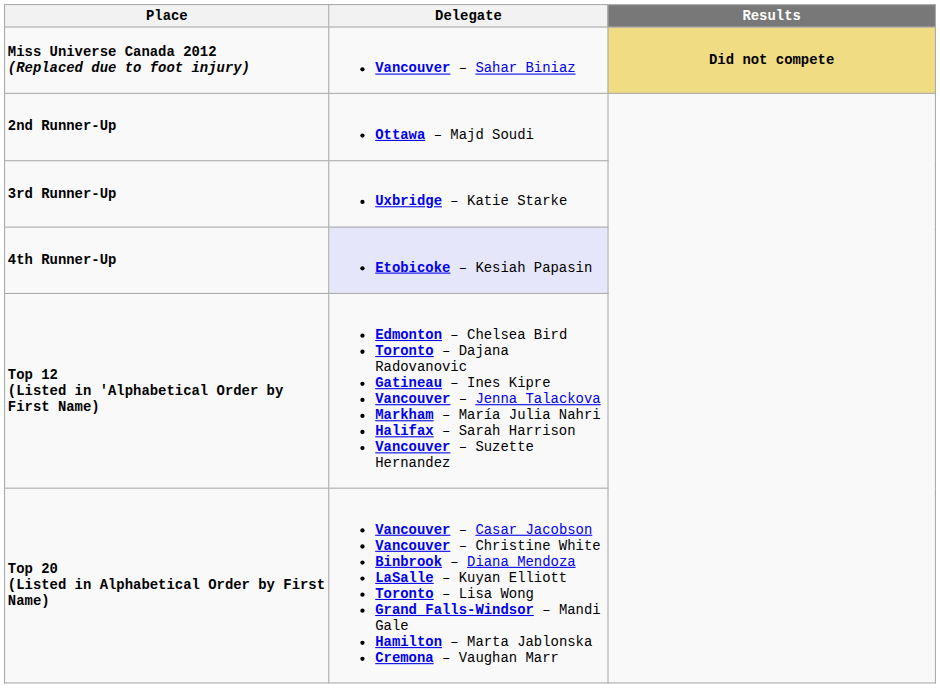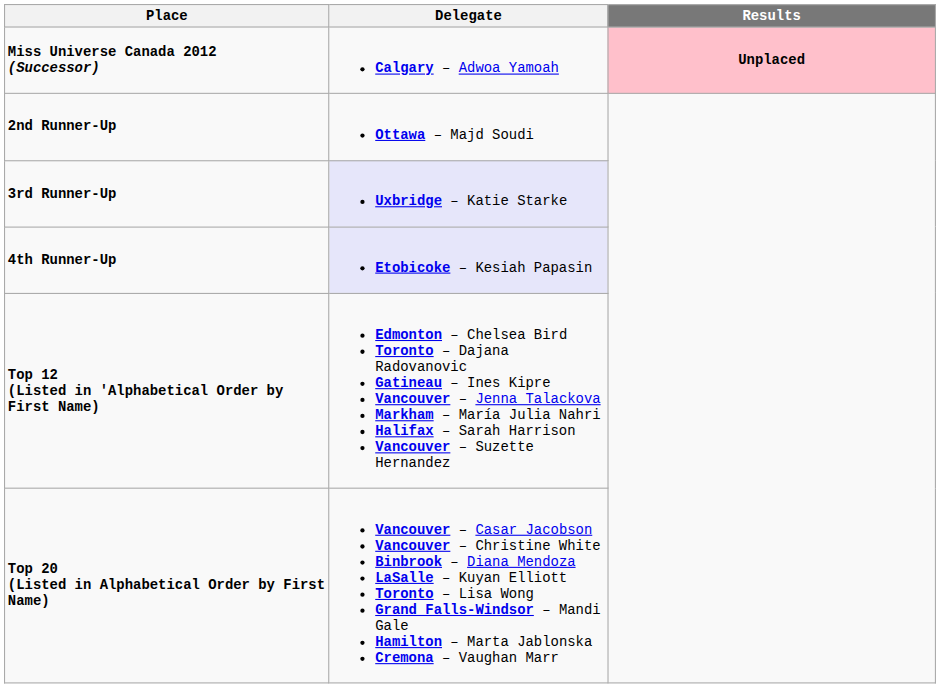- row: (129, 60)
+ row: (112, 60)
(468, 202) no background -> (468, 202) lavender background
